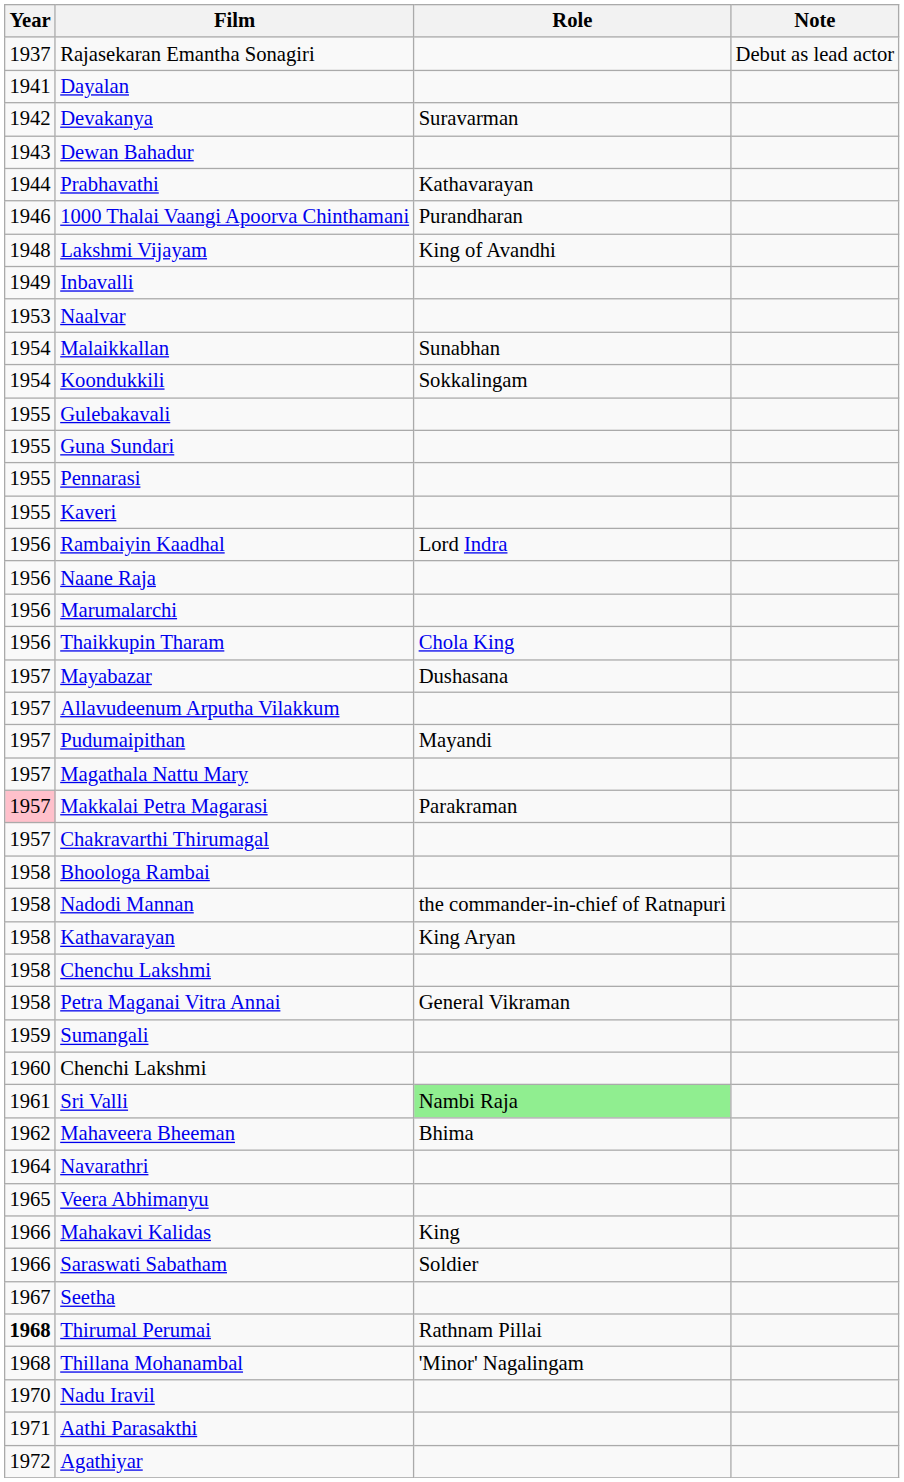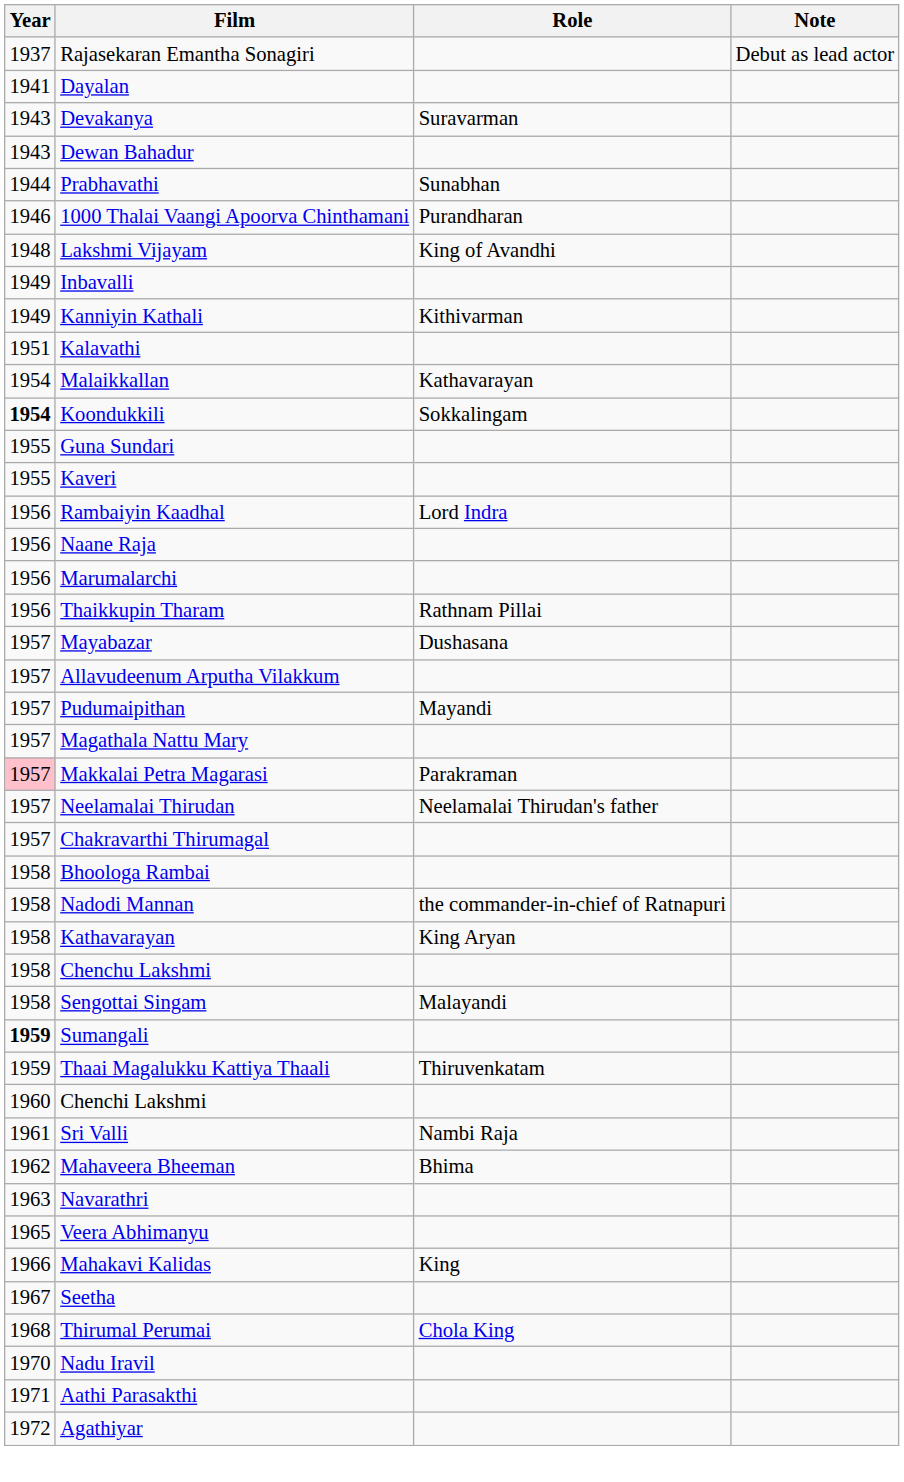(30, 119) 1942 -> (30, 119) 1943
(476, 184) Kathavarayan -> (459, 184) Sunabhan
+ row: (132, 315)
+ row: (100, 348)
- row: (93, 315)
(459, 348) Sunabhan -> (476, 380) Kathavarayan
(30, 380) normal -> (30, 413) bold
- row: (115, 413)
- row: (100, 479)
(467, 642) Chola King -> (480, 610) Rathnam Pillai
+ row: (147, 806)
- row: (170, 1002)
+ row: (133, 1002)
(30, 1035) normal -> (30, 1035) bold
+ row: (195, 1068)
(468, 1101) lightgreen background -> (468, 1133) no background
(30, 1166) 1964 -> (30, 1199) 1963
- row: (144, 1264)
(30, 1330) bold -> (30, 1330) normal
(480, 1330) Rathnam Pillai -> (467, 1330) Chola King
- row: (152, 1362)
